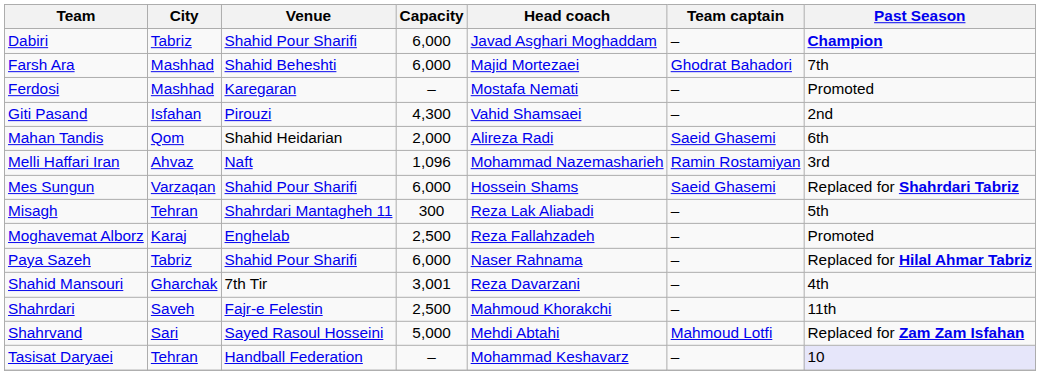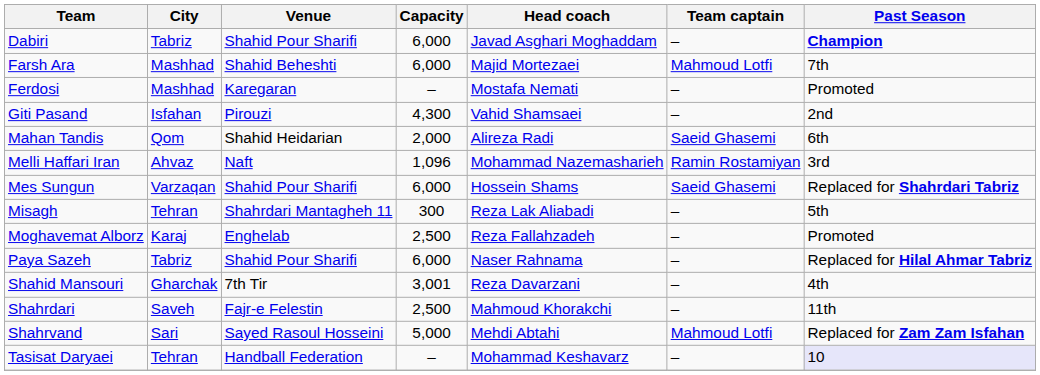(731, 65) Ghodrat Bahadori -> (721, 65) Mahmoud Lotfi
